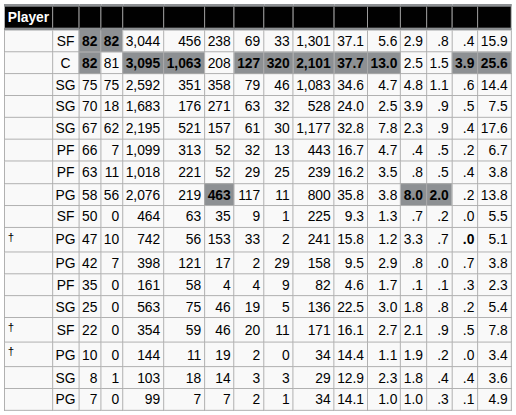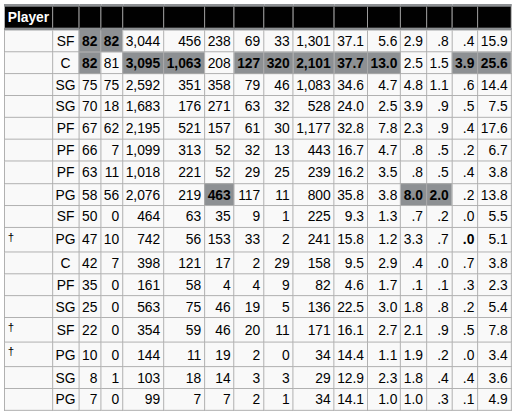(66, 129) SG -> (66, 129) PF
(417, 151) .4 -> (417, 151) .8
(66, 263) PG -> (66, 263) C
(417, 263) .8 -> (417, 263) .4
